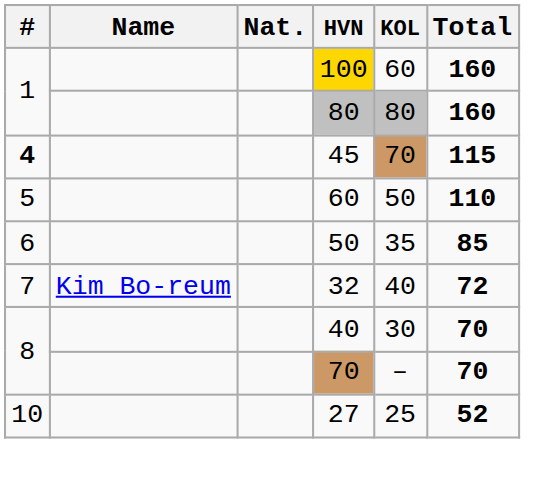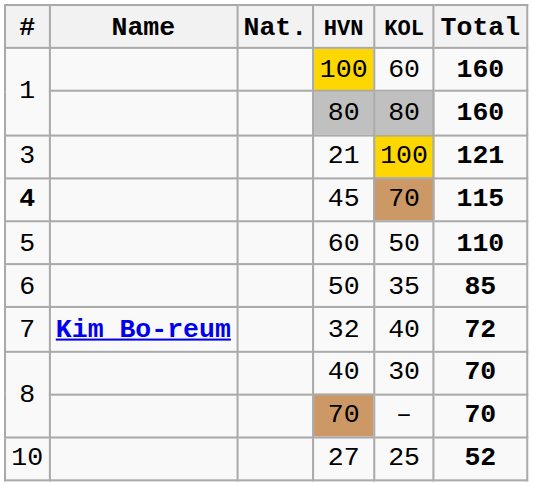+ row: (344, 156)
(143, 286) normal -> (143, 329) bold
